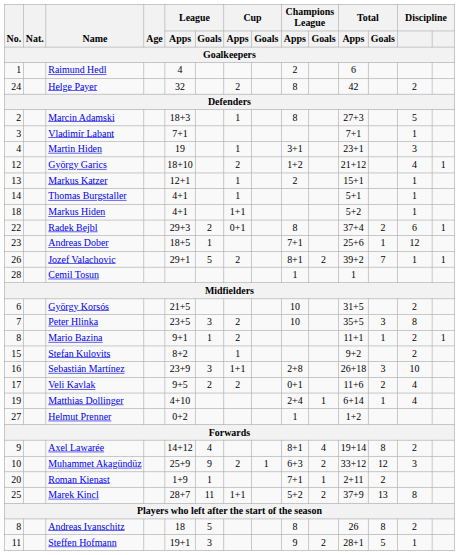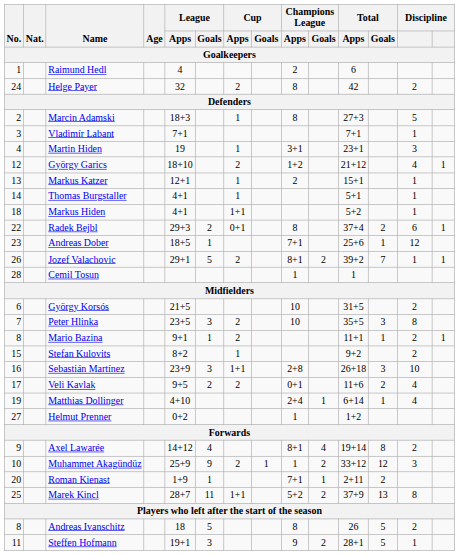(295, 464) 6+3 -> (295, 464) 1
(383, 526) 8 -> (383, 526) 5
